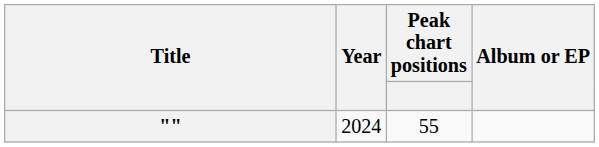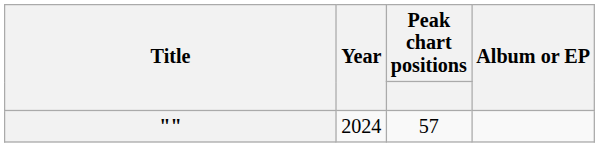(429, 126) 55 -> (429, 126) 57
